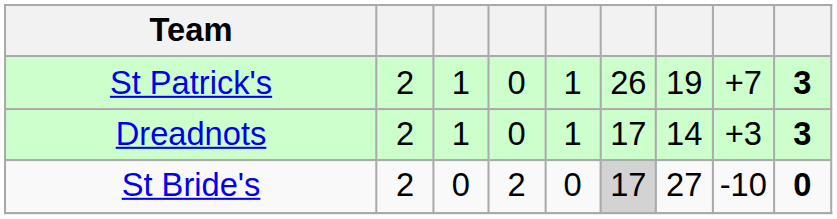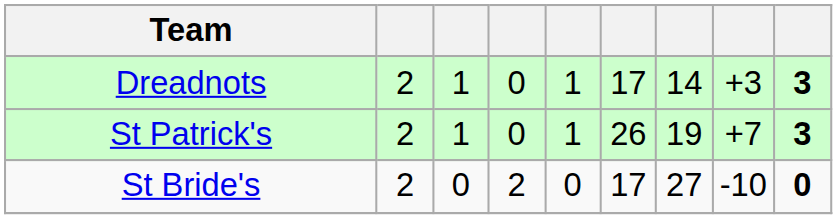rows swapped: (191, 82) <-> (191, 133)
(628, 185) lightgrey background -> (628, 185) no background
